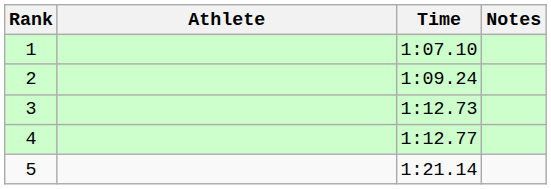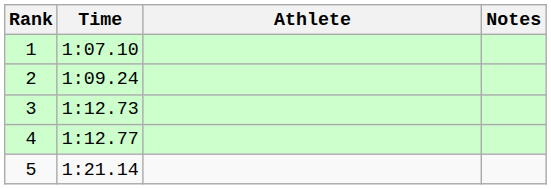columns swapped: (227, 20) <-> (439, 20)
